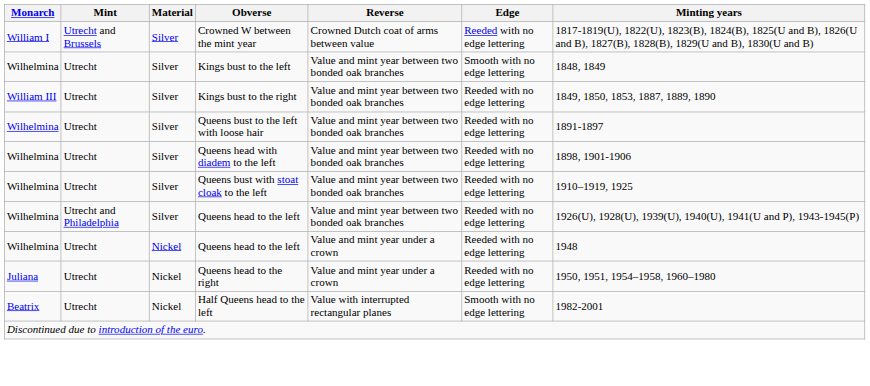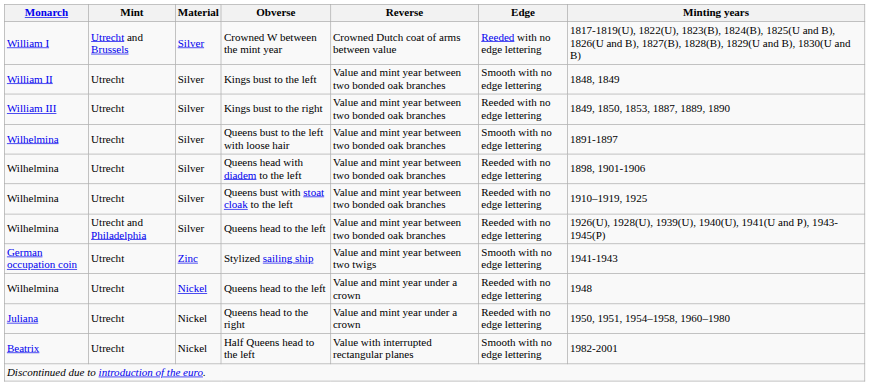(33, 66) Wilhelmina -> (30, 79) William II
(499, 126) Reeded with no edge lettering -> (517, 139) Smooth with no edge lettering
+ row: (108, 258)
